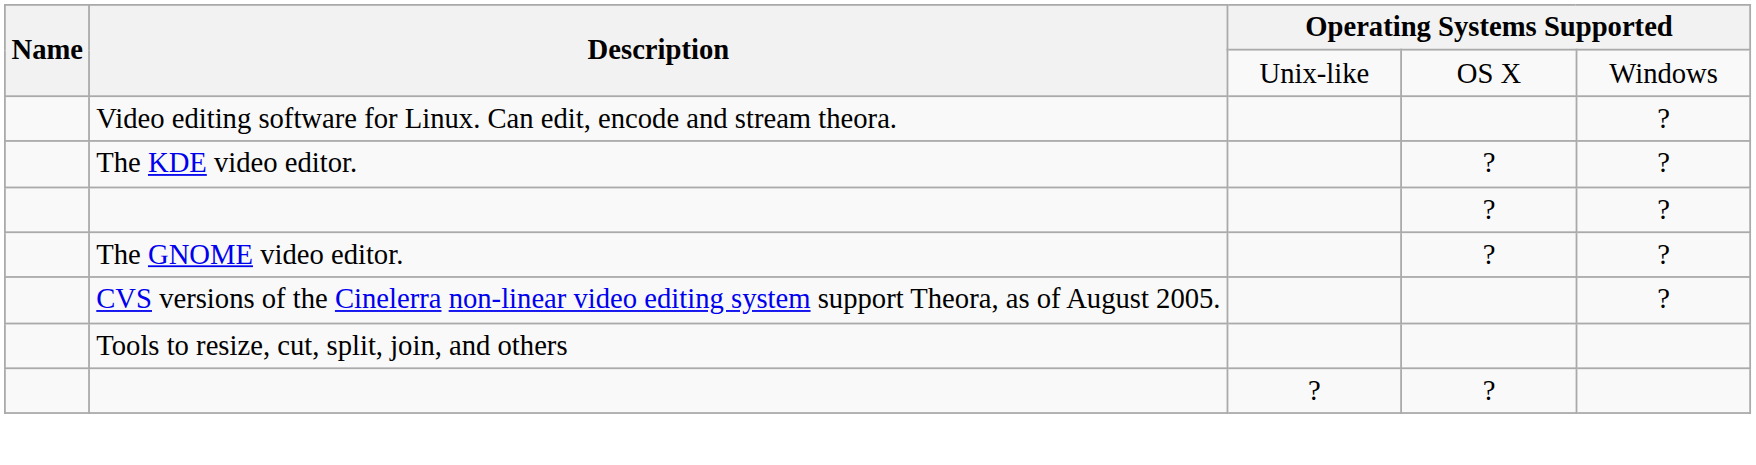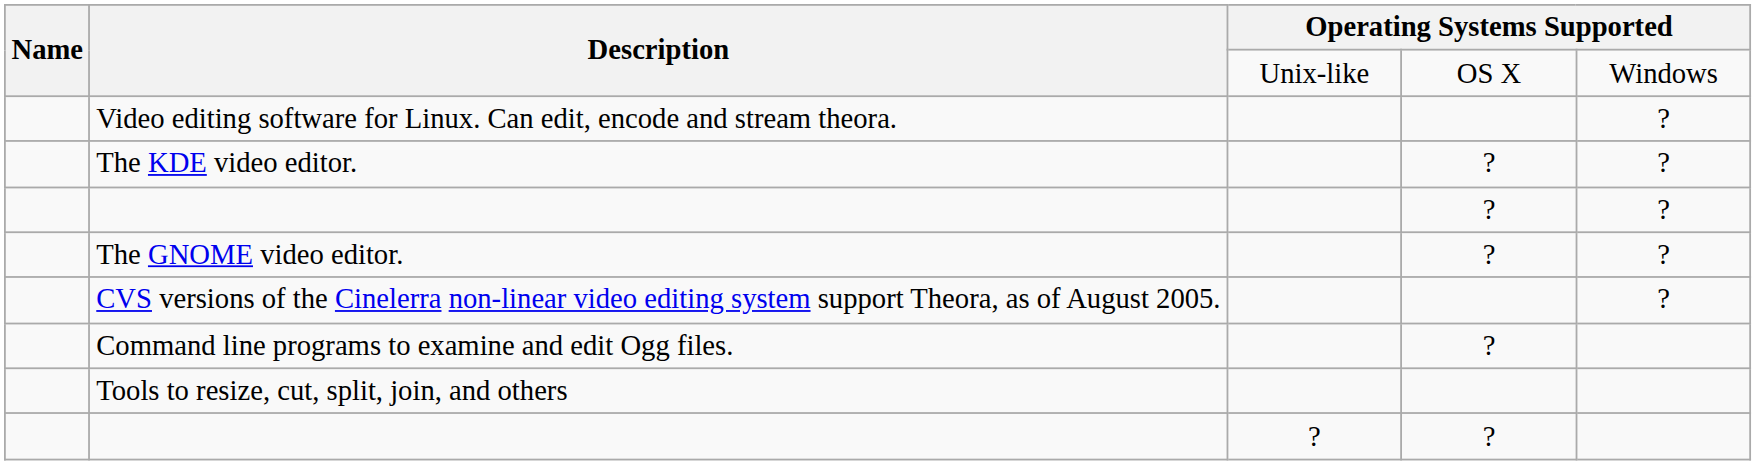+ row: (415, 345)
